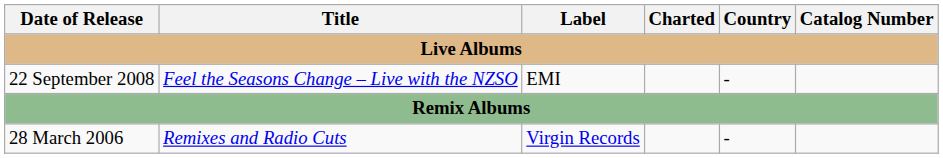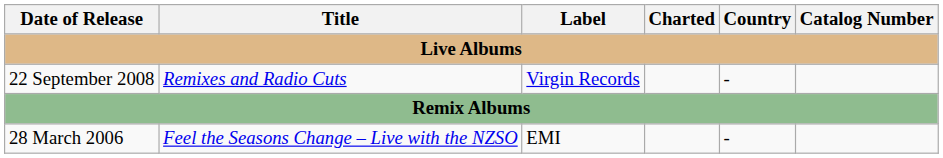(340, 78) Feel the Seasons Change – Live with the NZSO -> (255, 78) Remixes and Radio Cuts
(543, 78) EMI -> (583, 78) Virgin Records
(255, 138) Remixes and Radio Cuts -> (340, 138) Feel the Seasons Change – Live with the NZSO
(583, 138) Virgin Records -> (543, 138) EMI
